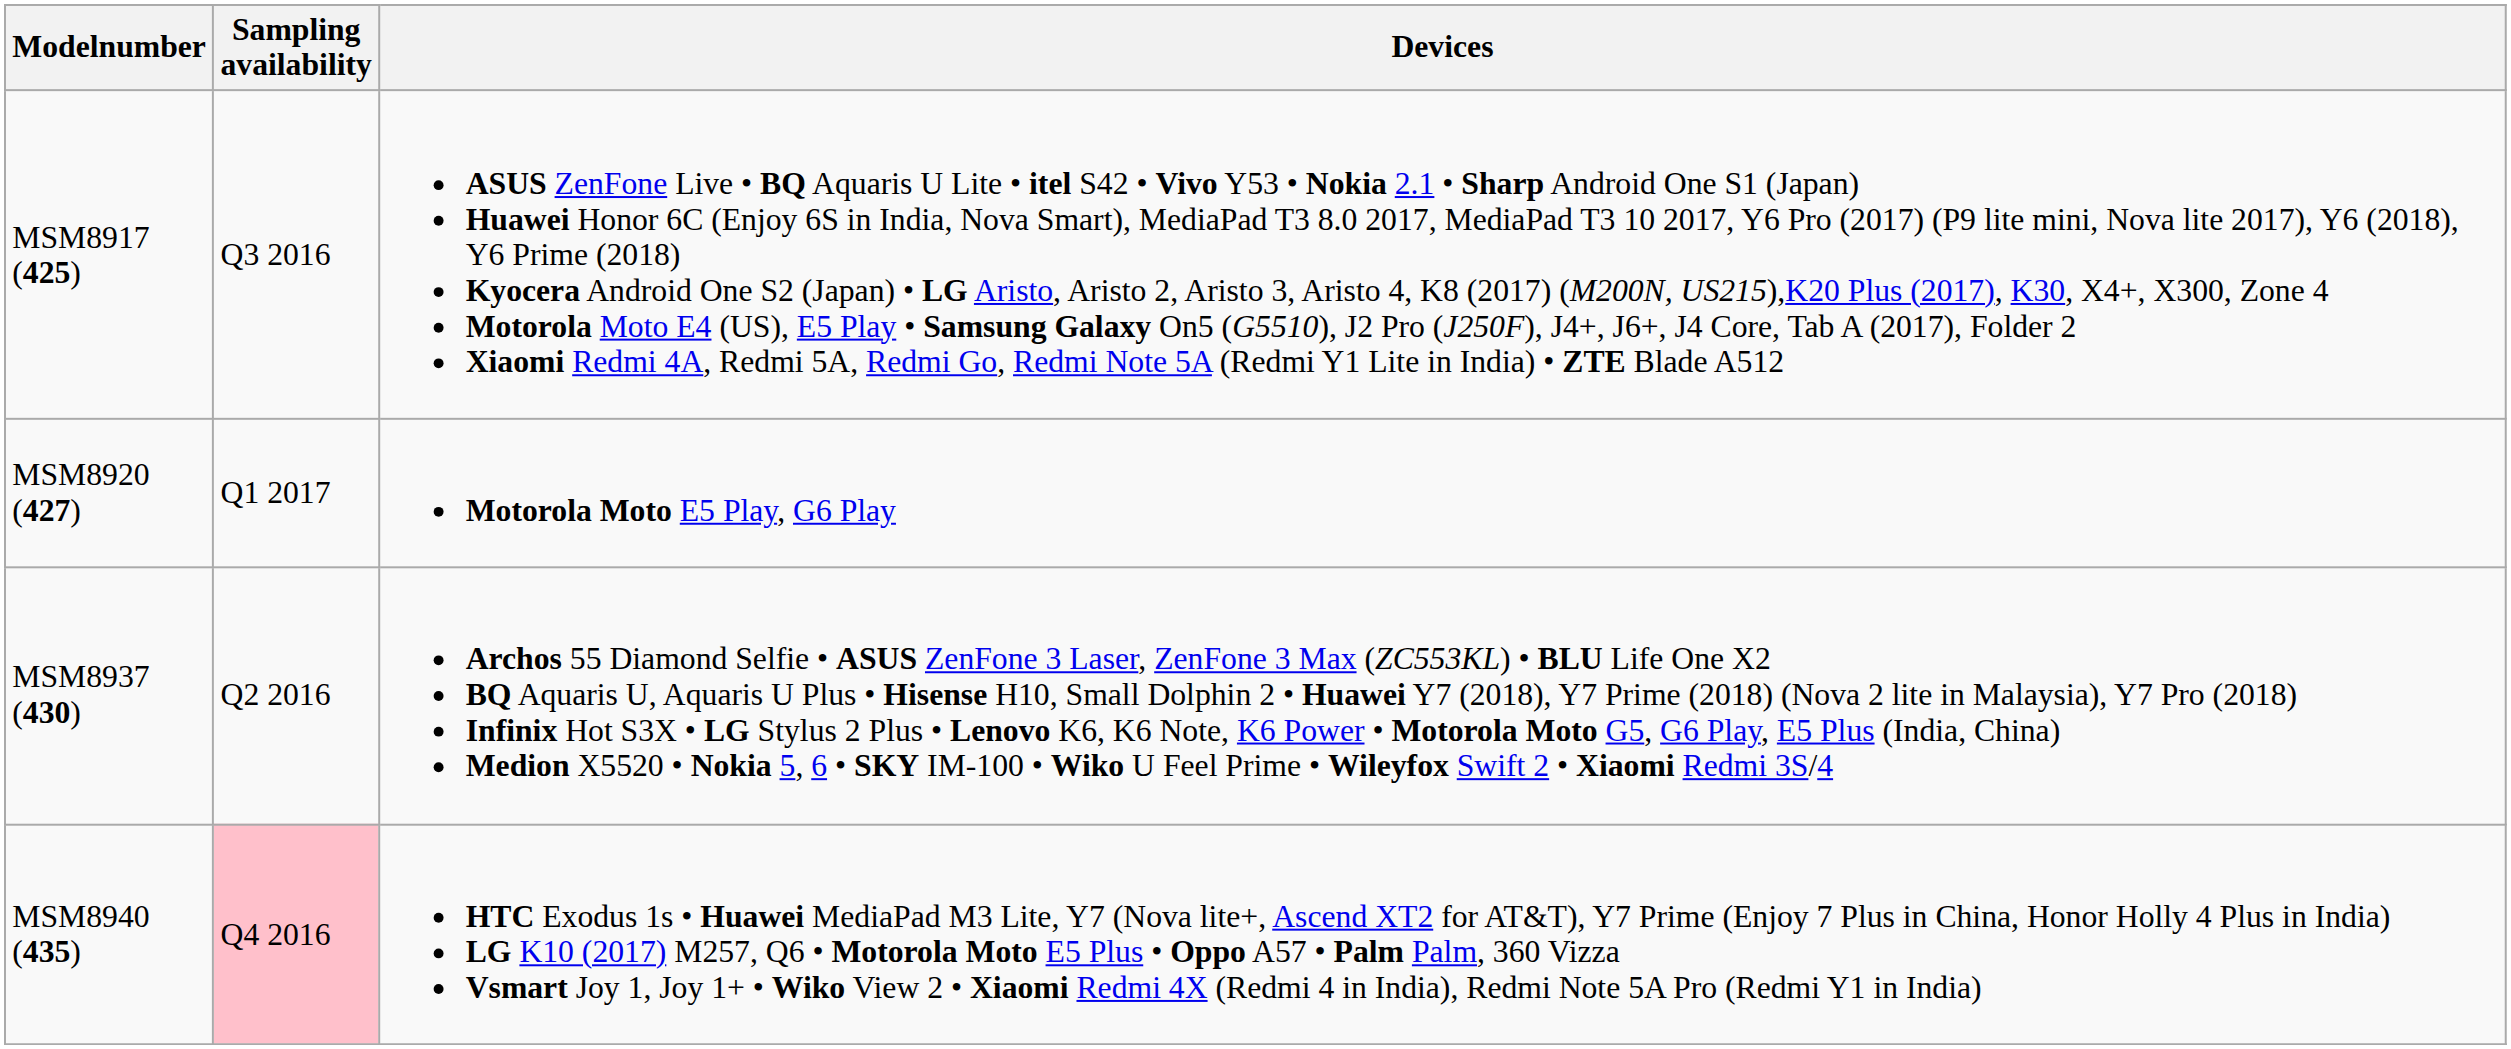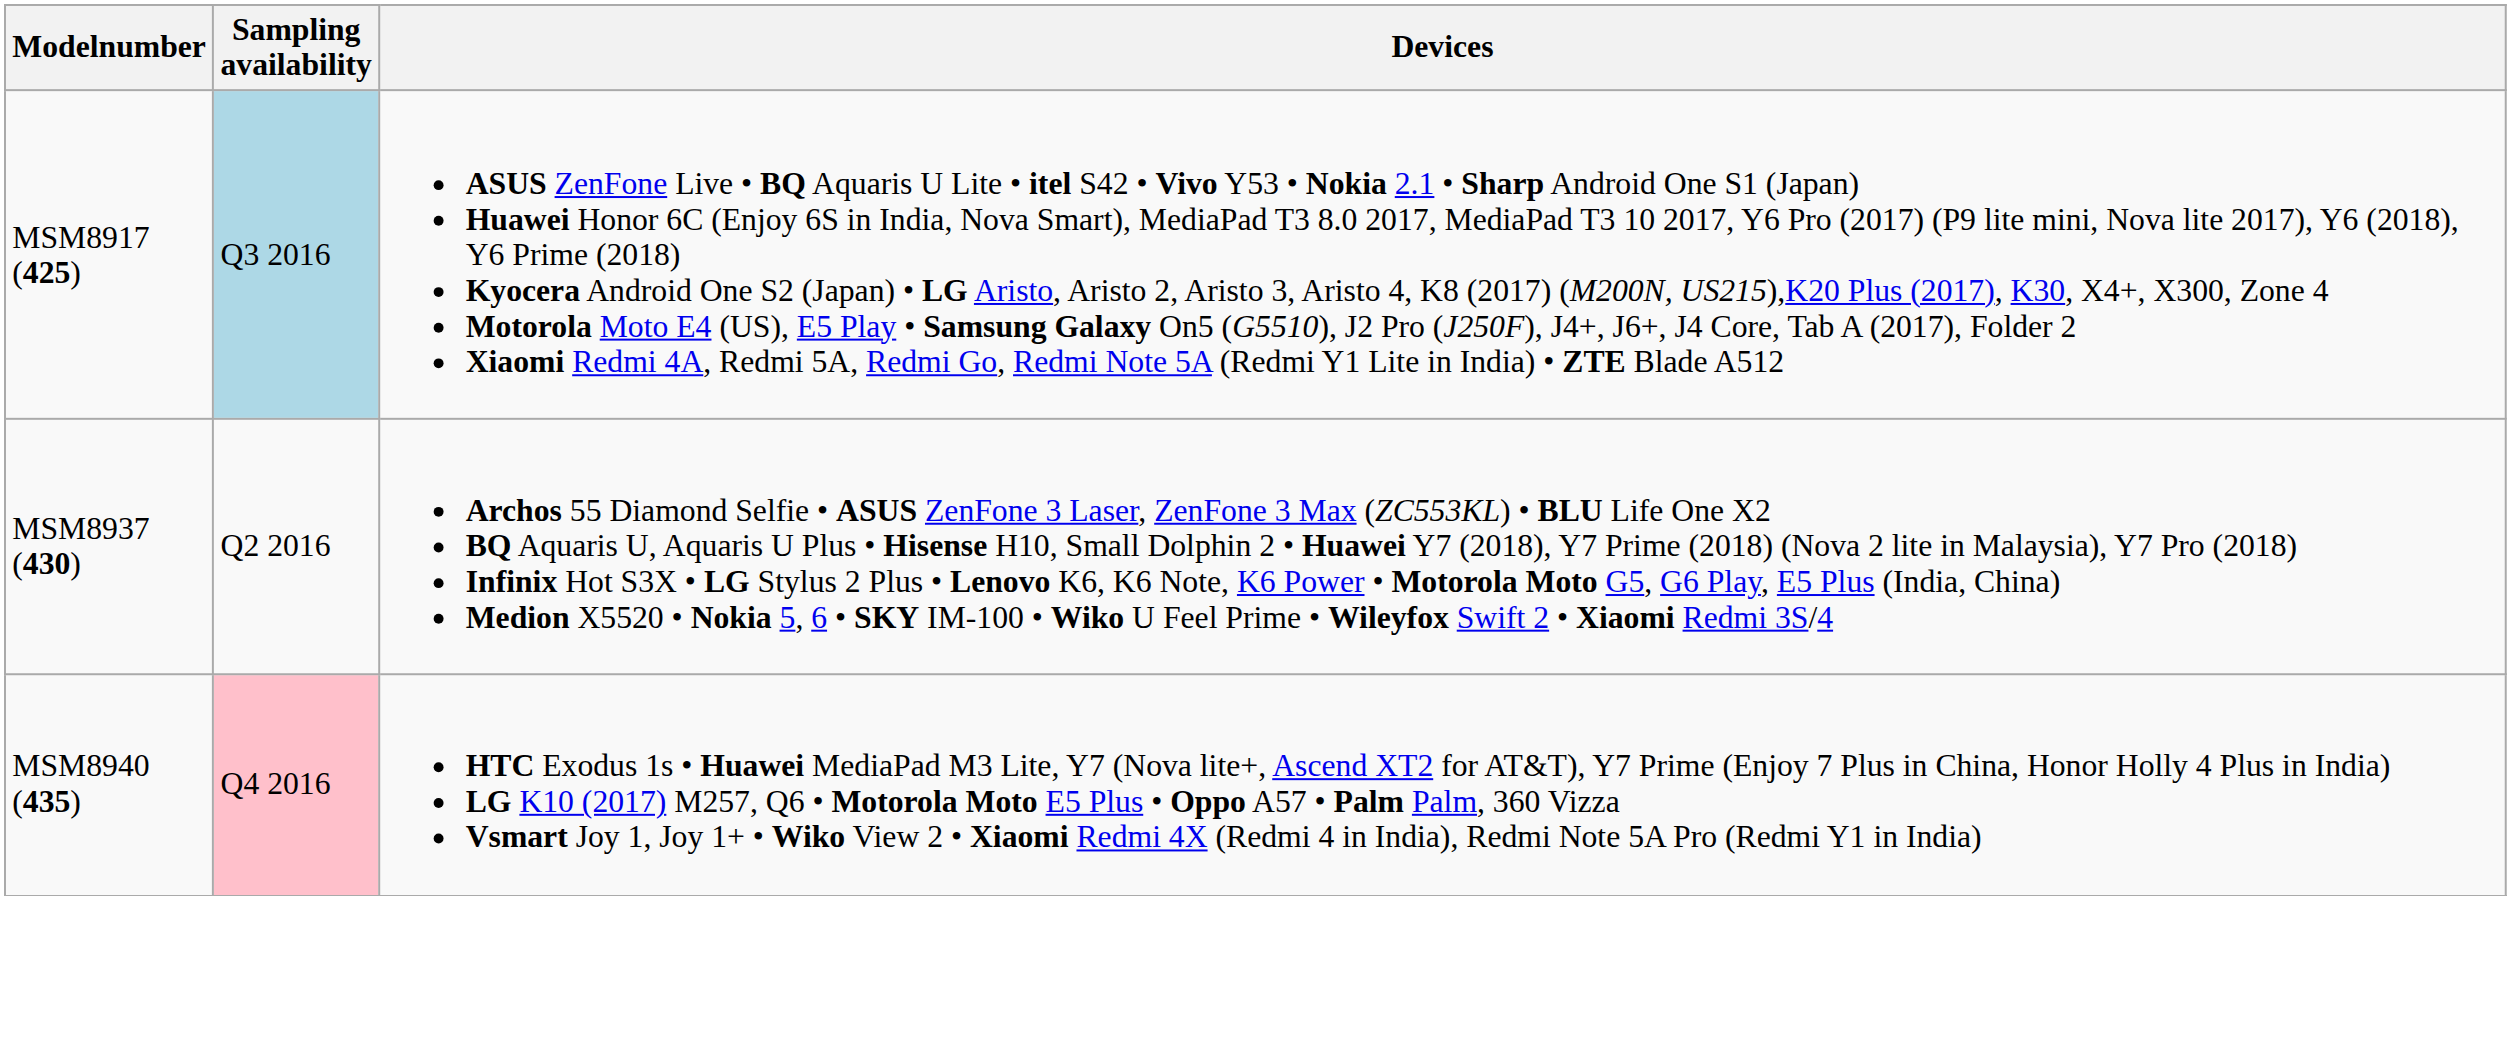(276, 254) no background -> (276, 254) lightblue background
- row: (81, 492)
